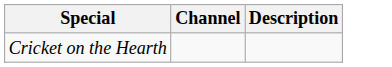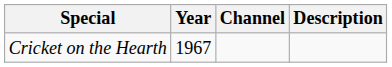+ column: (193, 18)
